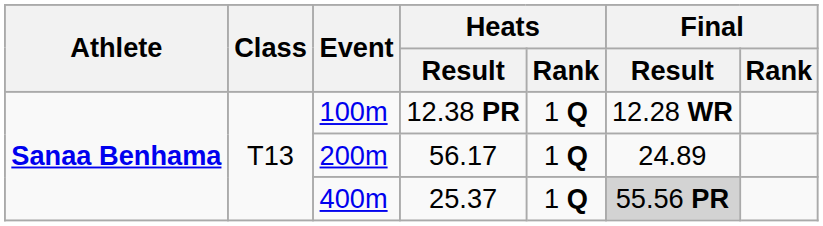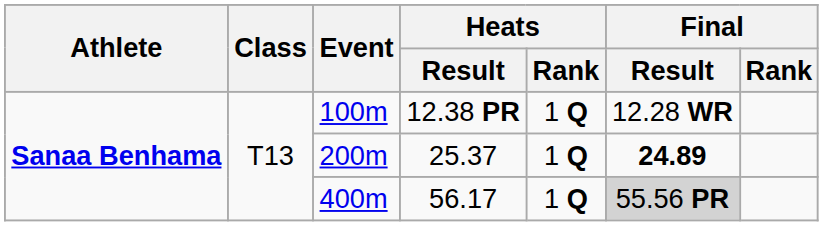(463, 156) 56.17 -> (463, 156) 25.37
(672, 156) normal -> (672, 156) bold
(463, 199) 25.37 -> (463, 199) 56.17
